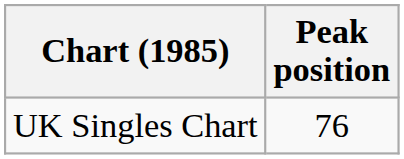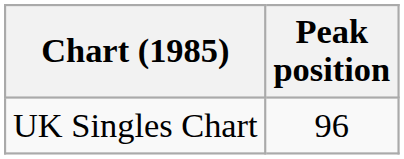(332, 125) 76 -> (332, 125) 96
